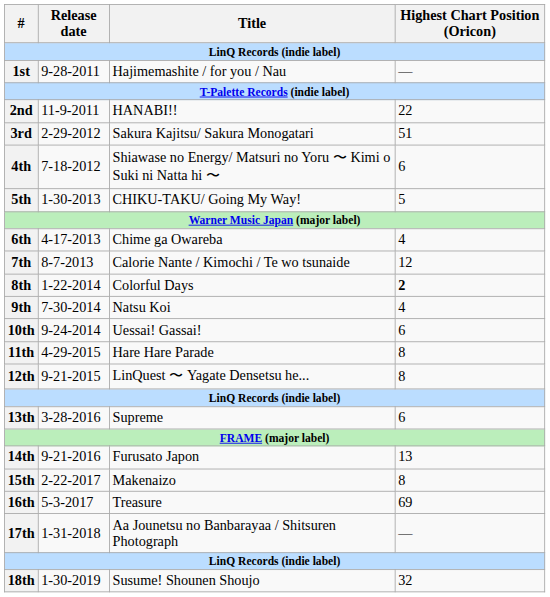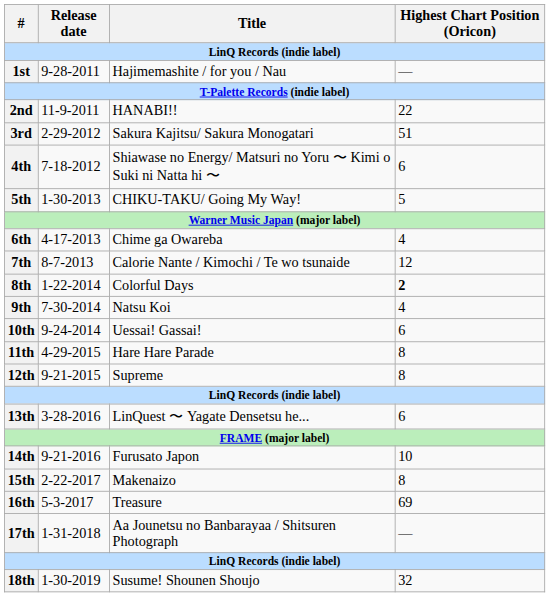(252, 377) LinQuest 〜 Yagate Densetsu he... -> (252, 375) Supreme
(252, 418) Supreme -> (252, 416) LinQuest 〜 Yagate Densetsu he...
(470, 457) 13 -> (470, 457) 10
